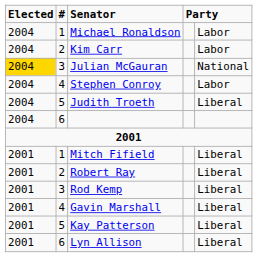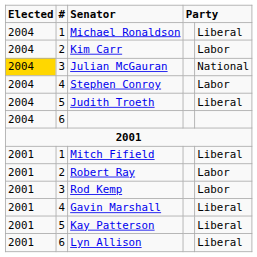(214, 32) Labor -> (220, 32) Liberal
(220, 172) Liberal -> (214, 172) Labor
(220, 190) Liberal -> (214, 190) Labor
